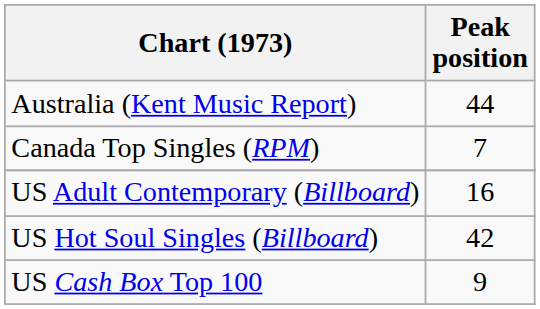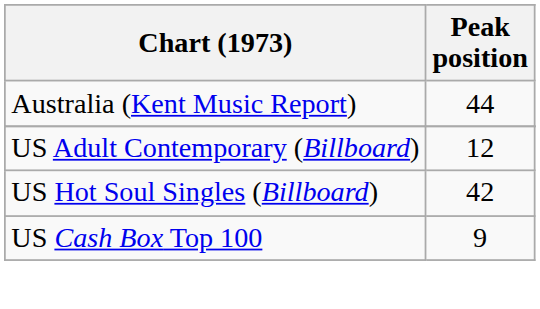- row: (165, 147)
(480, 192) 16 -> (480, 147) 12
